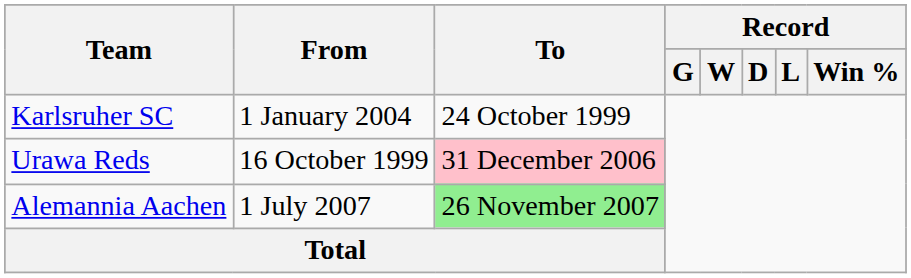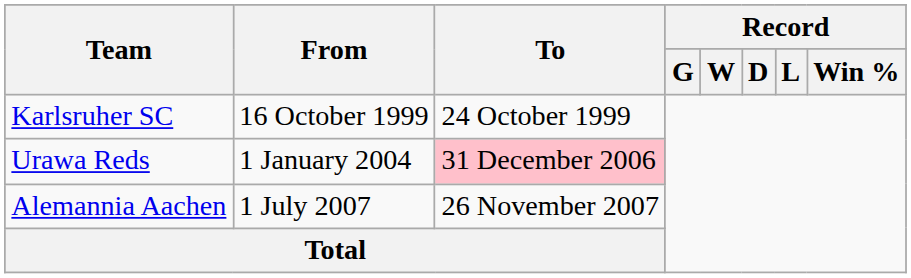(325, 116) 1 January 2004 -> (334, 116) 16 October 1999
(334, 160) 16 October 1999 -> (325, 160) 1 January 2004
(550, 205) lightgreen background -> (550, 205) no background
